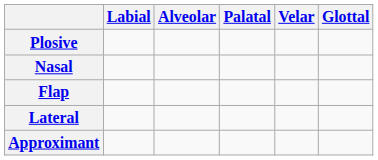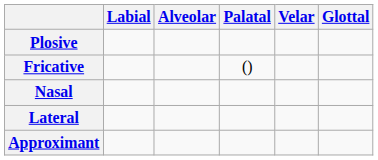+ row: (54, 67)
- row: (54, 92)
